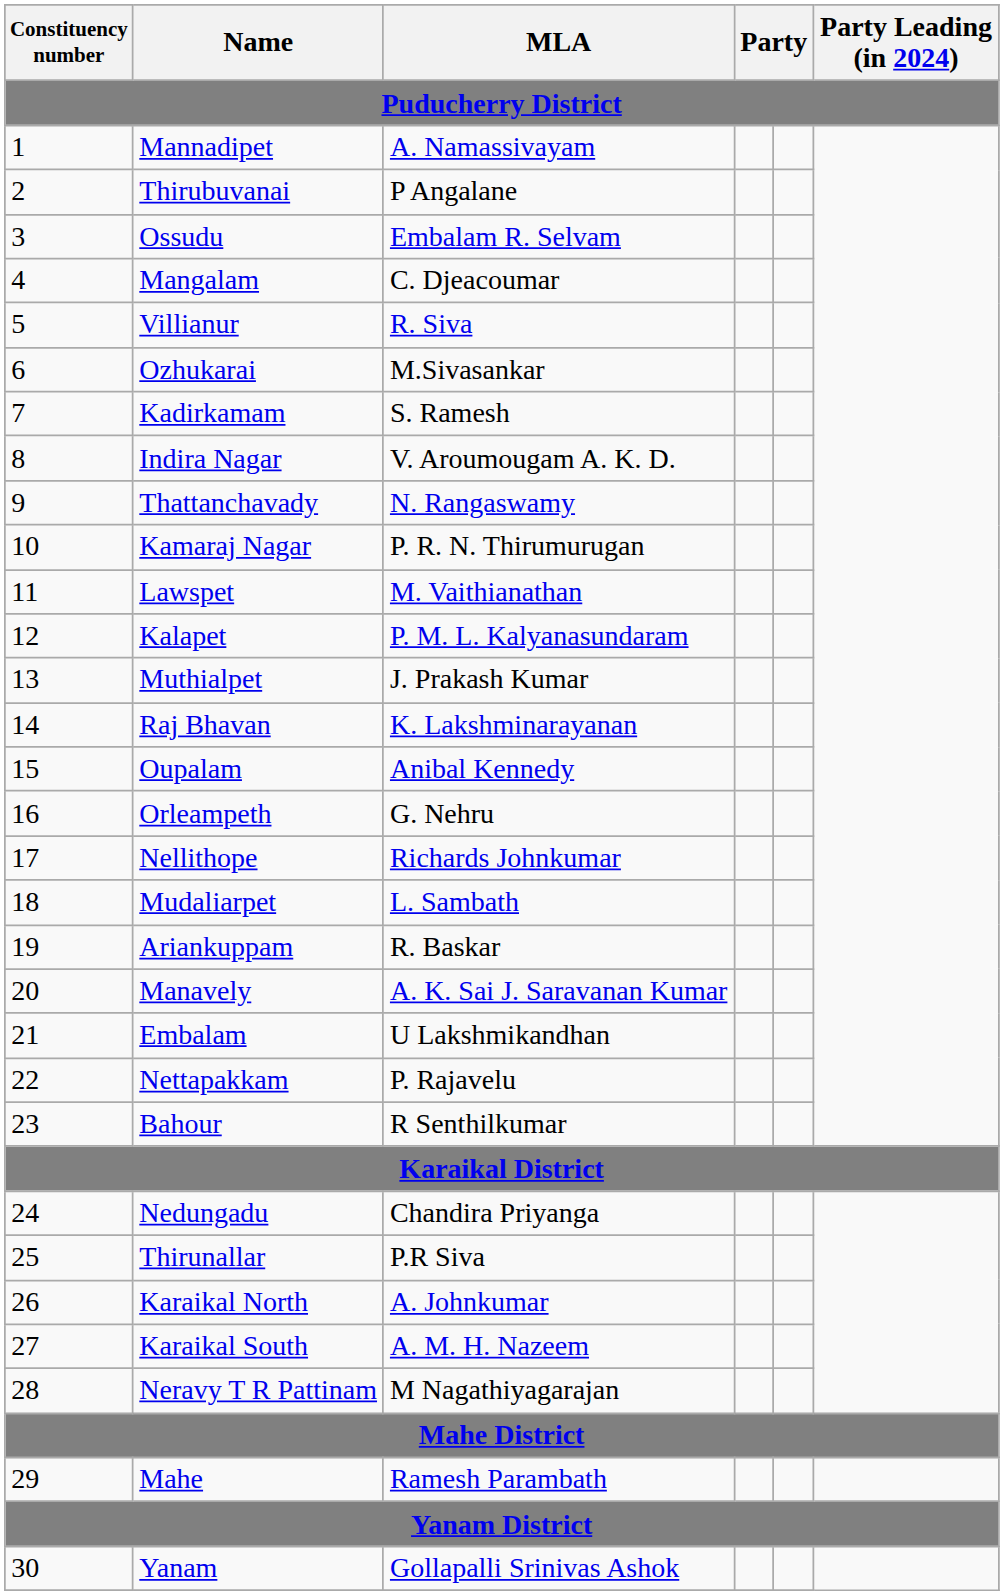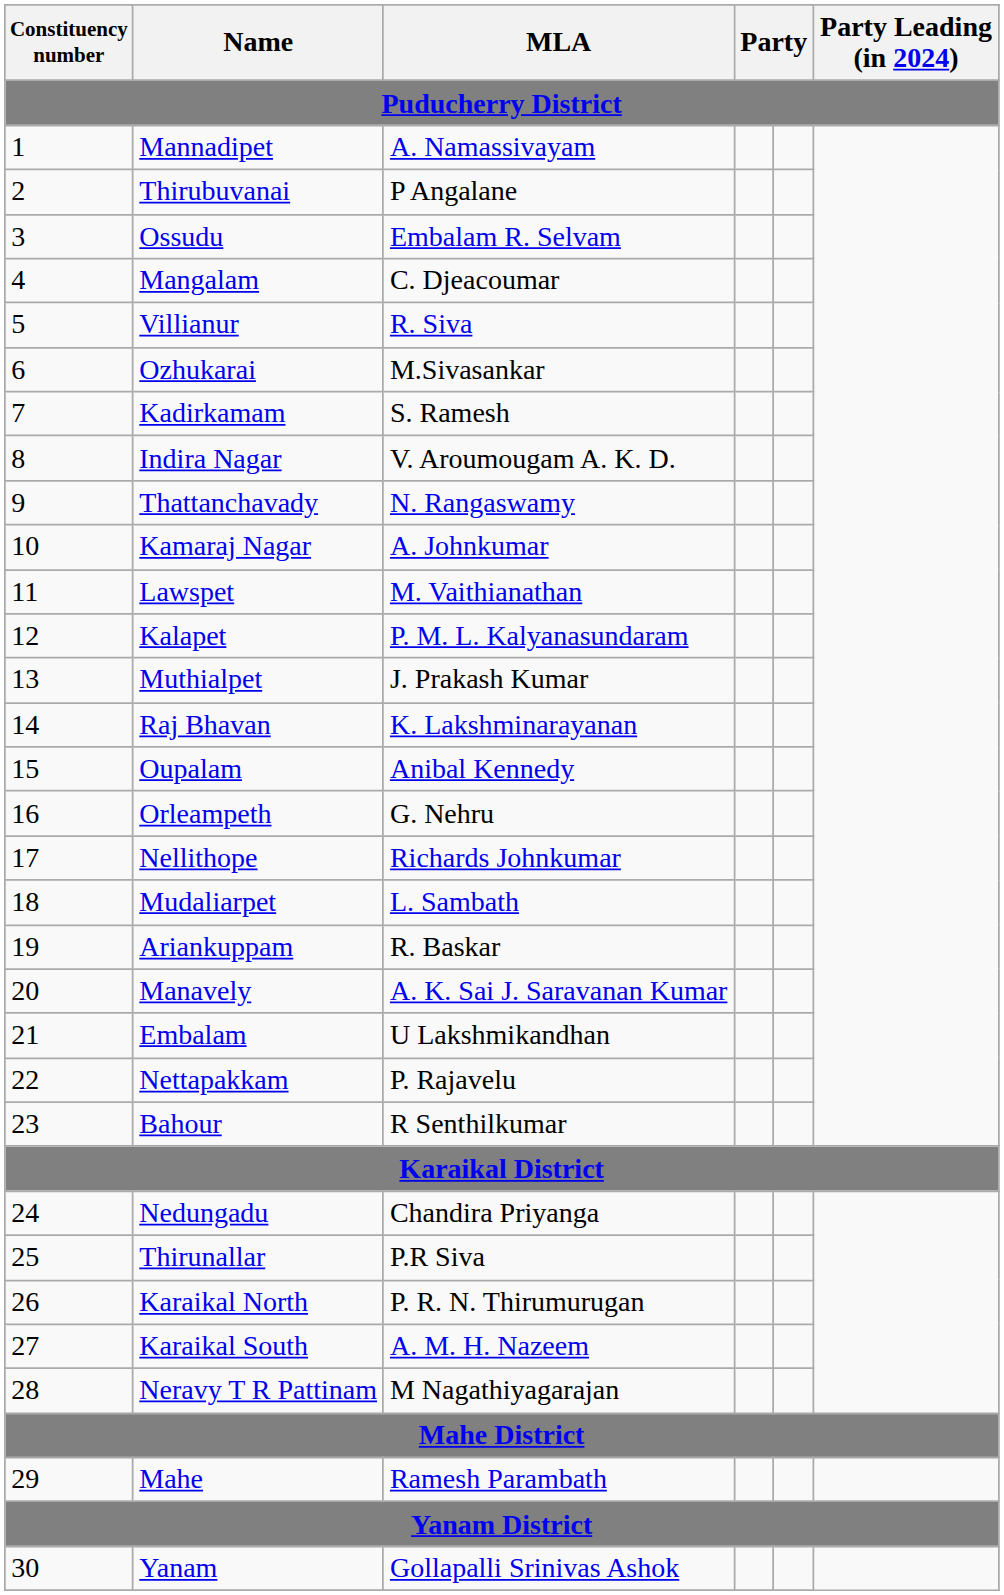(517, 546) P. R. N. Thirumurugan -> (469, 546) A. Johnkumar
(469, 1301) A. Johnkumar -> (517, 1301) P. R. N. Thirumurugan
